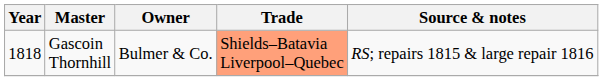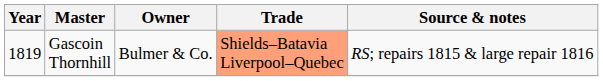(25, 52) 1818 -> (25, 52) 1819
